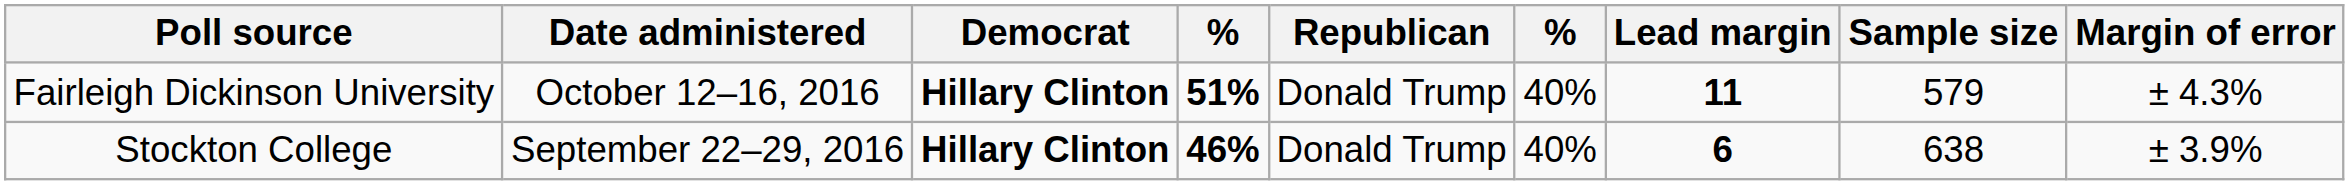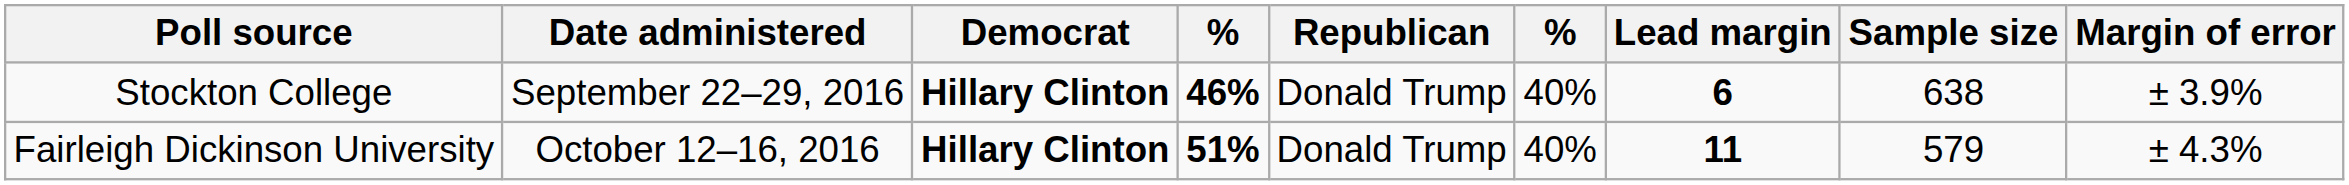rows swapped: (254, 91) <-> (254, 149)
